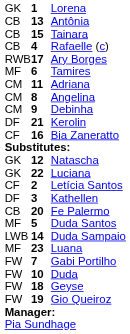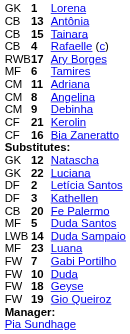(12, 122) DF -> (12, 122) CF
(12, 185) CF -> (12, 185) DF
